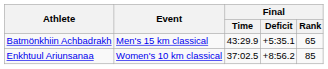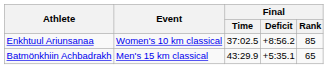rows swapped: (59, 41) <-> (50, 56)
